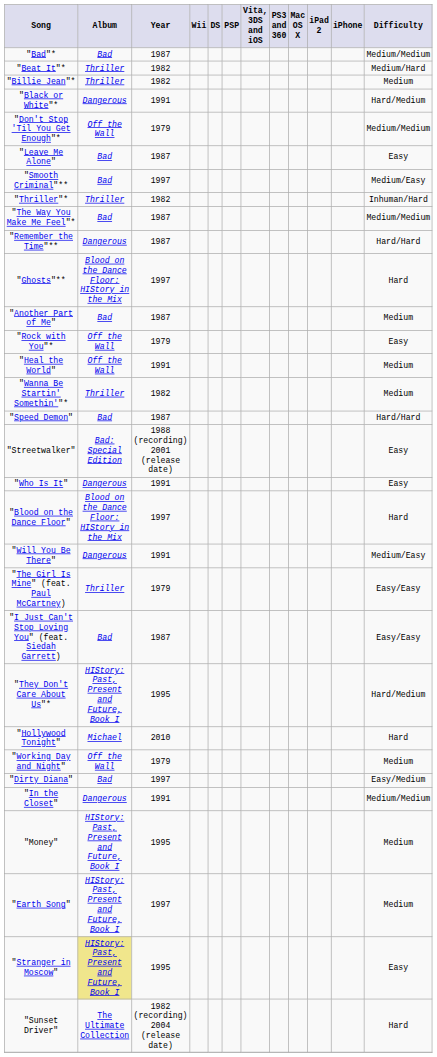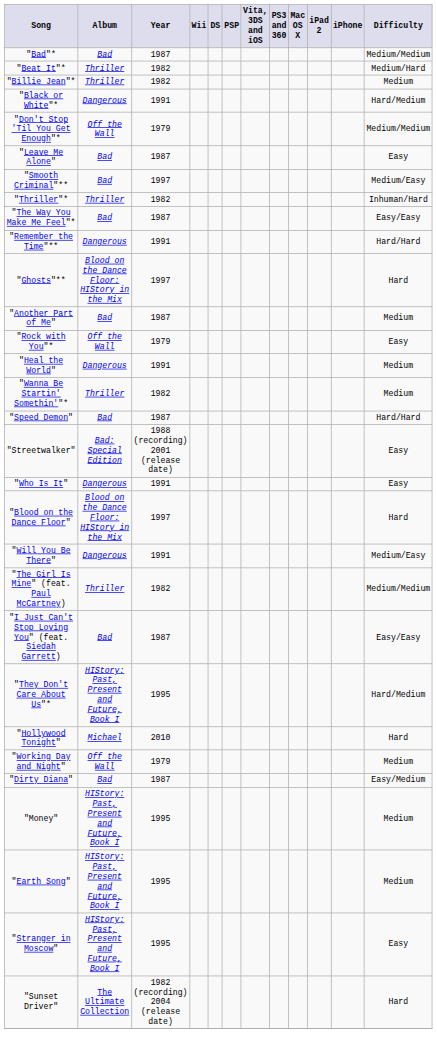(398, 218) Medium/Medium -> (398, 218) Easy/Easy
(161, 242) 1987 -> (161, 242) 1991
(105, 365) Off the Wall -> (105, 365) Dangerous
(161, 589) 1979 -> (161, 589) 1982
(398, 589) Easy/Easy -> (398, 589) Medium/Medium
(161, 780) 1997 -> (161, 780) 1987
- row: (41, 799)
(161, 905) 1997 -> (161, 881) 1995
(105, 968) khaki background -> (105, 944) no background
